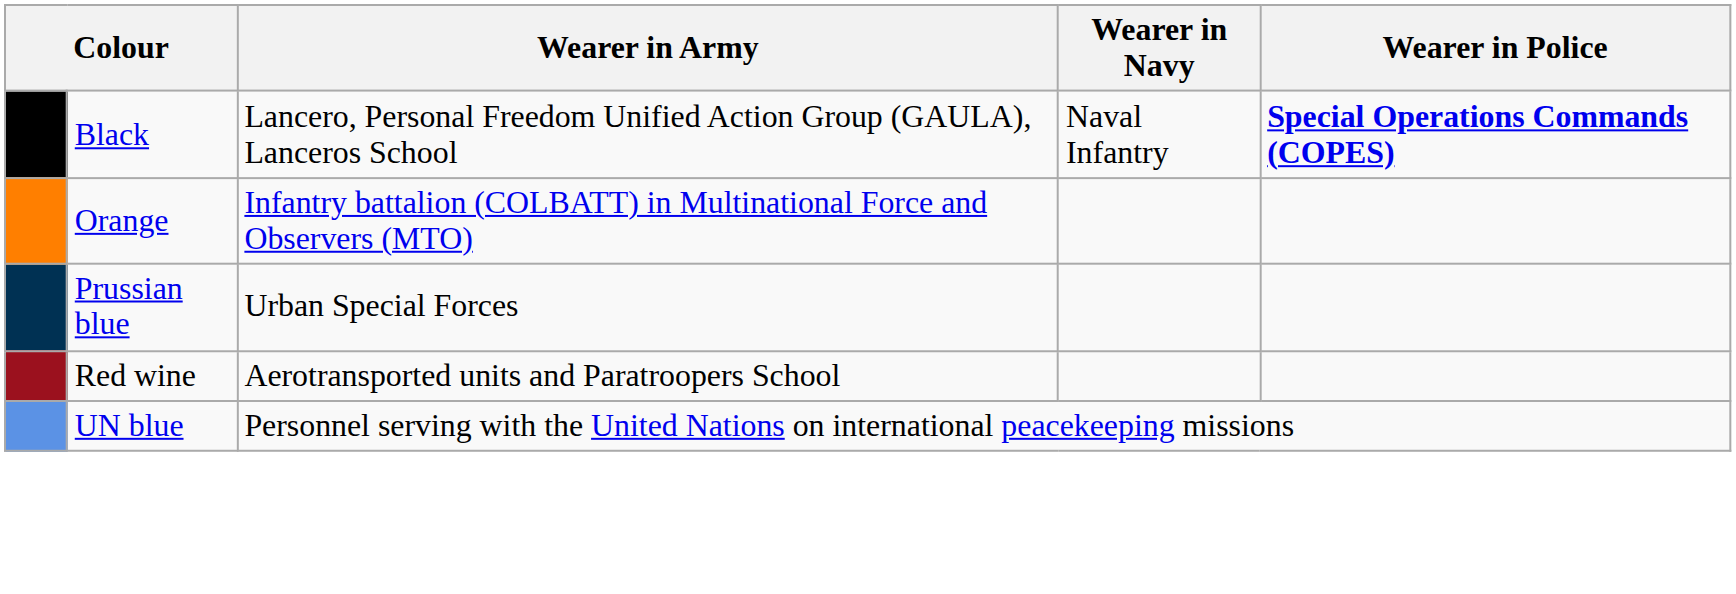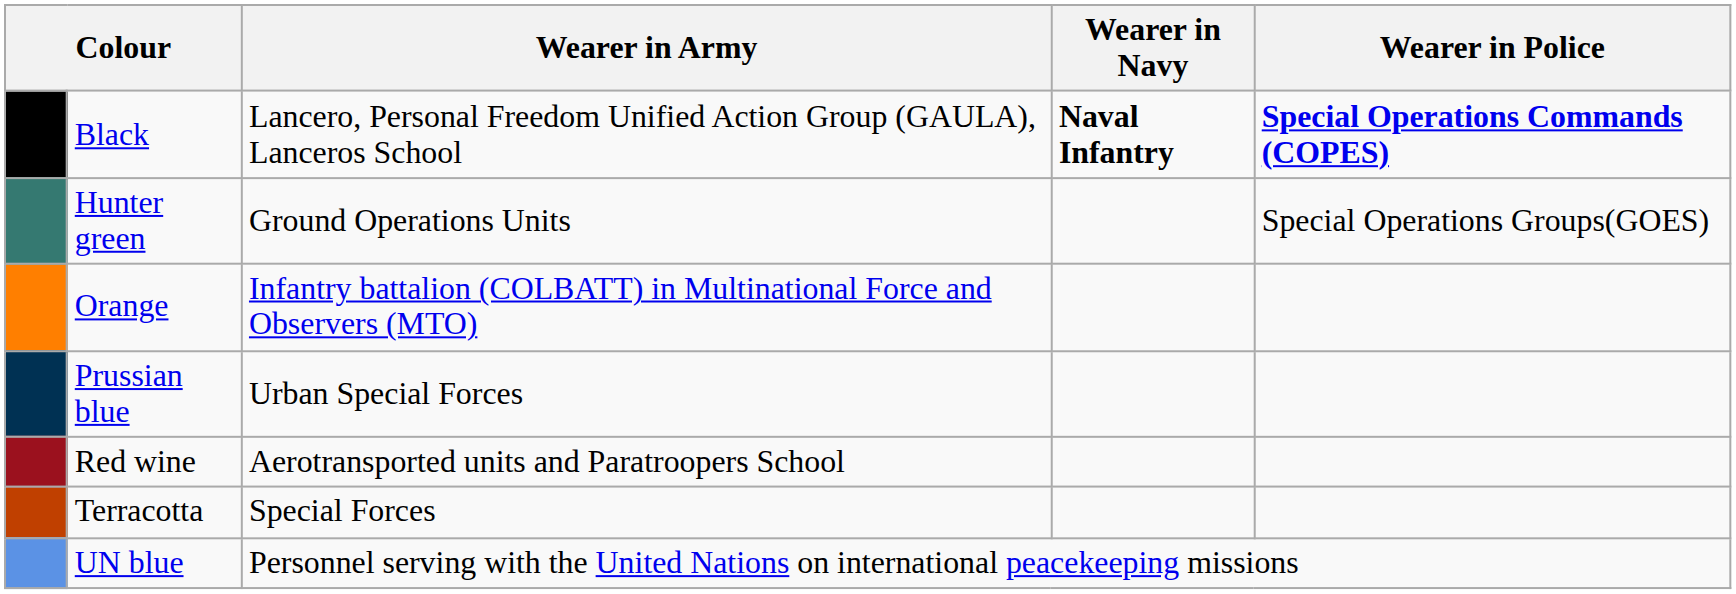(1117, 133) normal -> (1116, 133) bold
+ row: (119, 220)
+ row: (139, 511)
